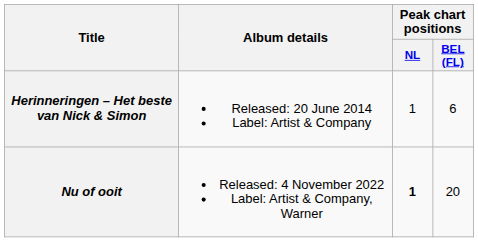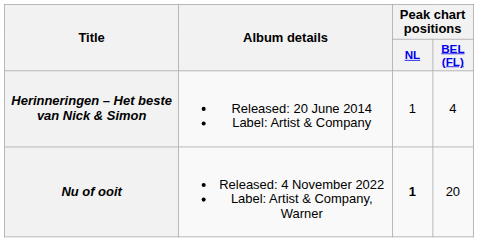(453, 108) 6 -> (453, 108) 4
